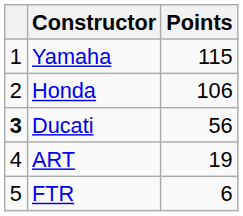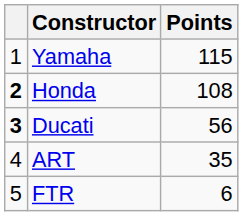(16, 91) normal -> (16, 91) bold
(215, 91) 106 -> (215, 91) 108
(221, 160) 19 -> (221, 160) 35
